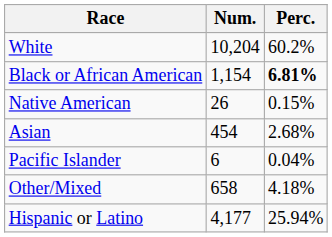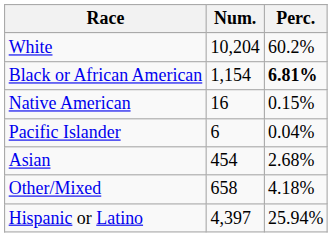(219, 103) 26 -> (219, 103) 16
rows swapped: (30, 132) <-> (65, 160)
(231, 217) 4,177 -> (231, 217) 4,397
